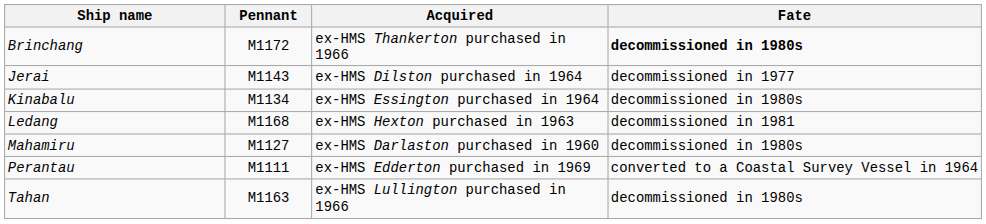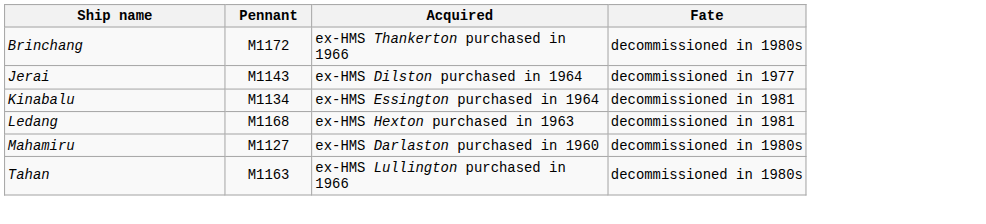(707, 47) bold -> (707, 47) normal
(707, 100) decommissioned in 1980s -> (703, 100) decommissioned in 1981
- row: (41, 168)
